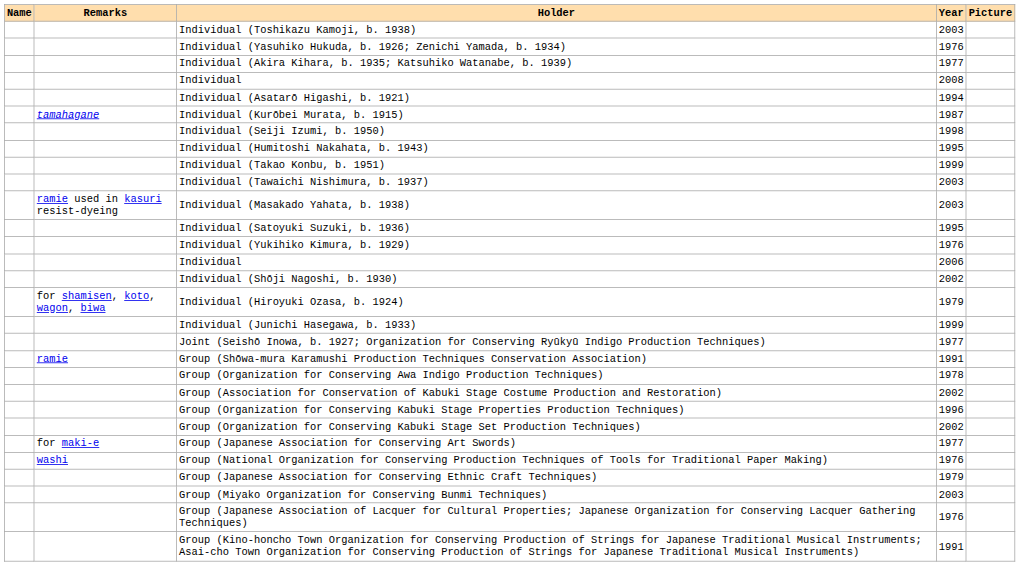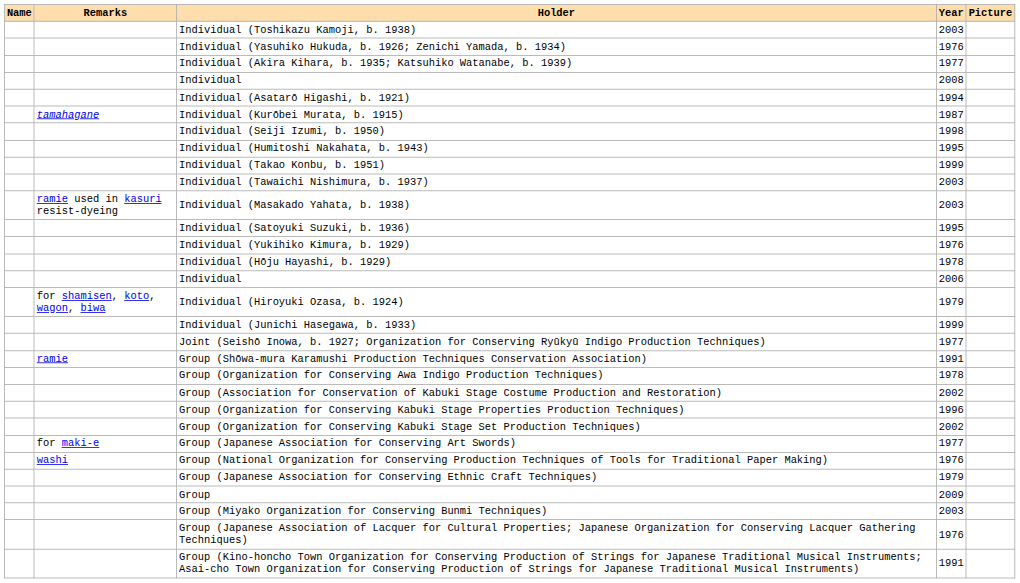+ row: (285, 262)
- row: (288, 279)
+ row: (195, 495)
